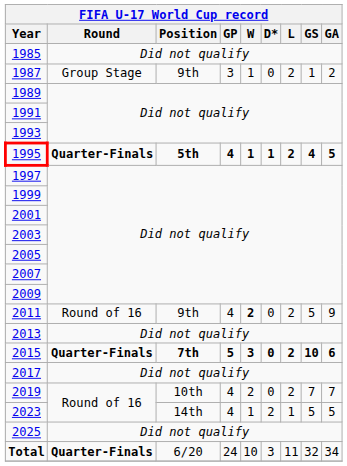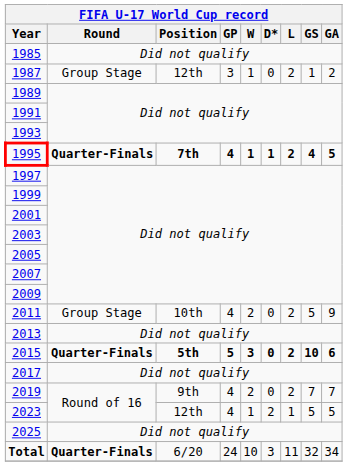(188, 73) 9th -> (188, 73) 12th
(188, 154) 5th -> (188, 154) 7th
(102, 314) Round of 16 -> (102, 314) Group Stage
(188, 314) 9th -> (188, 314) 10th
(251, 314) bold -> (251, 314) normal
(188, 353) 7th -> (188, 353) 5th
(188, 392) 10th -> (188, 392) 9th
(188, 412) 14th -> (188, 412) 12th
